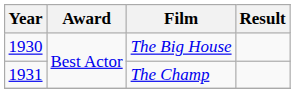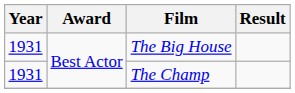(26, 46) 1930 -> (26, 46) 1931
